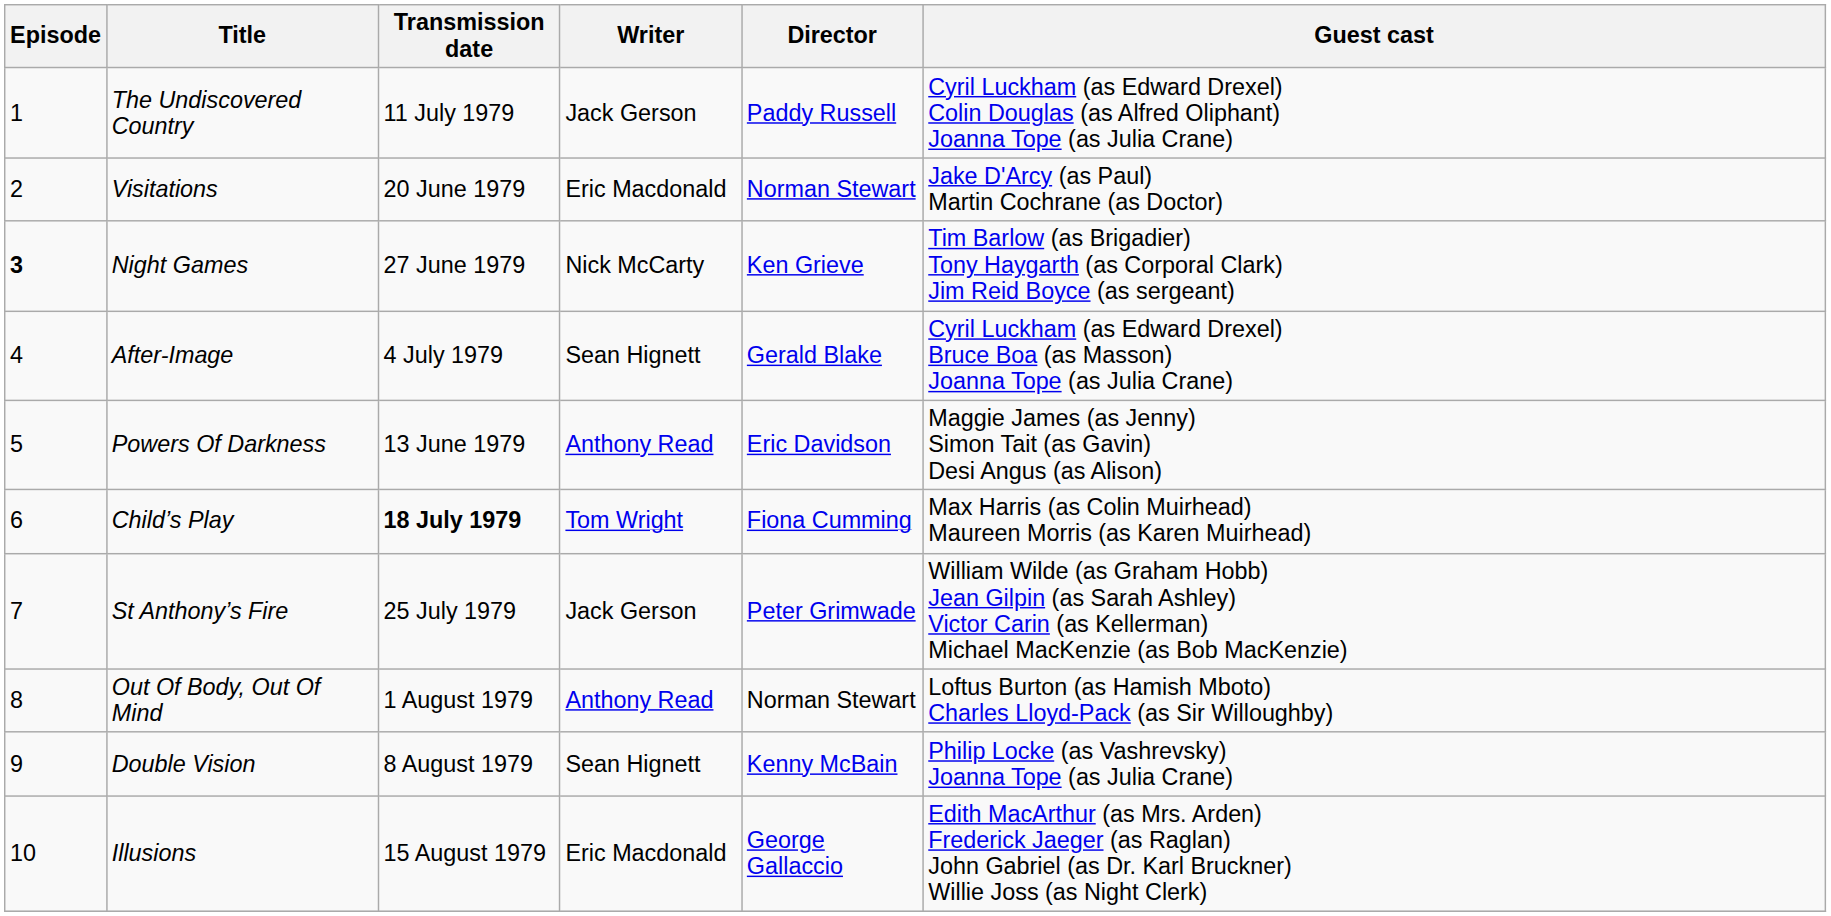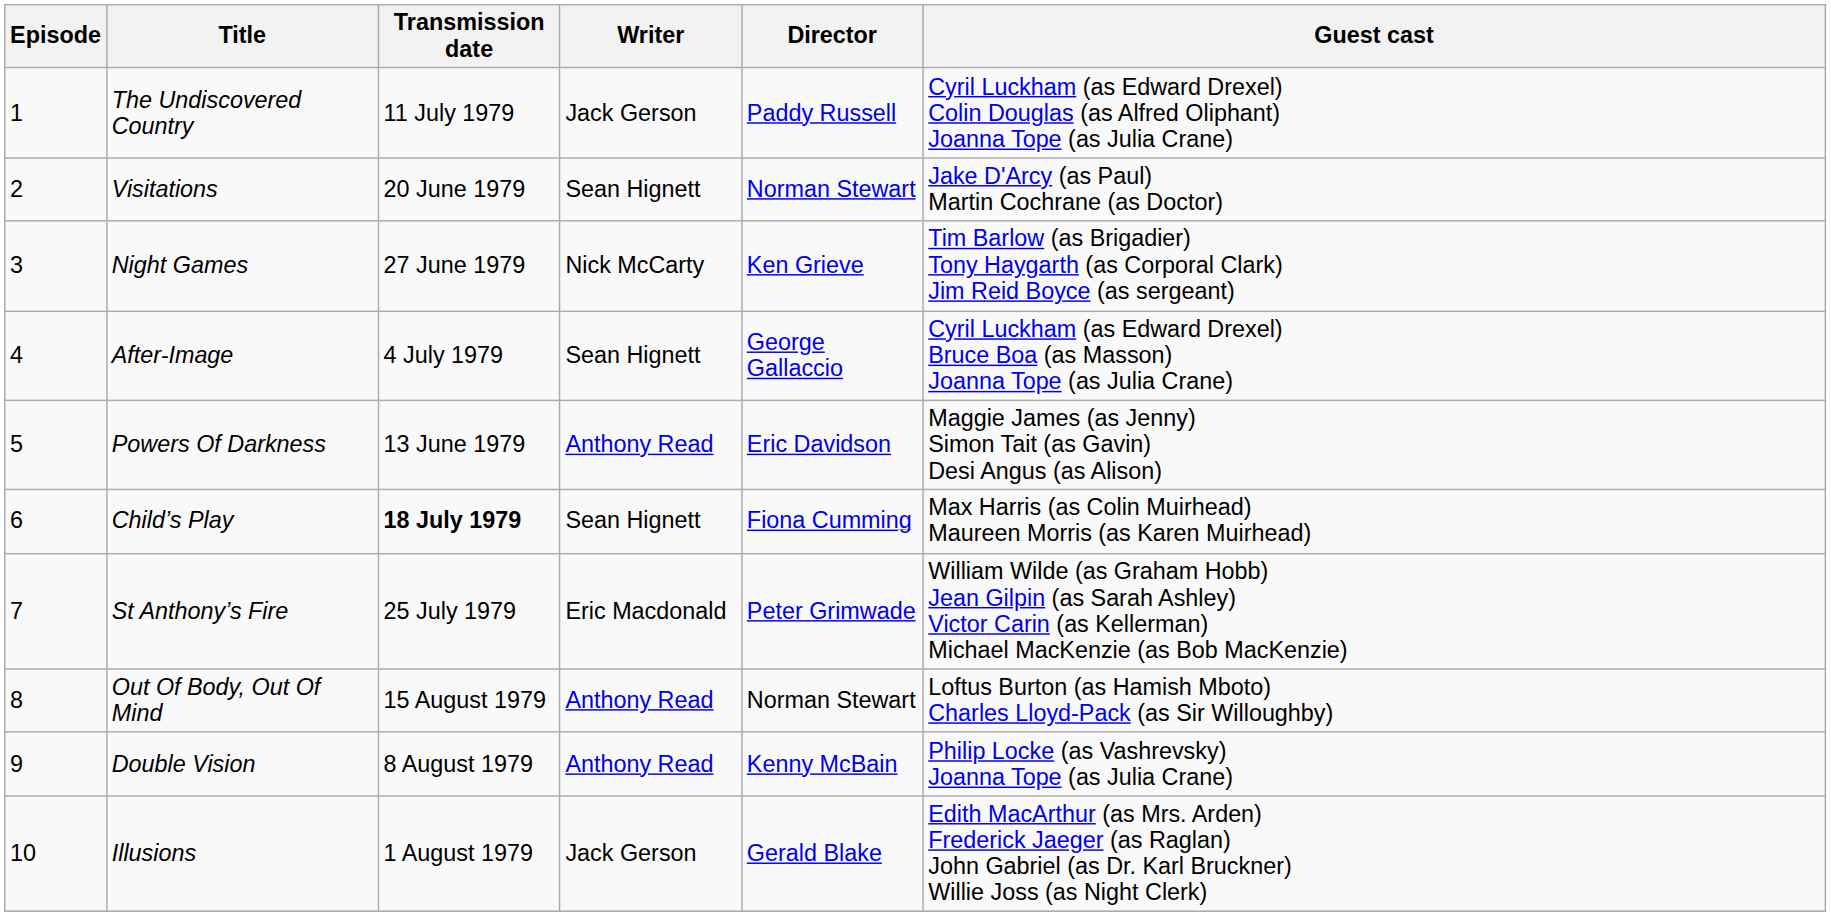(646, 189) Eric Macdonald -> (633, 189) Sean Hignett
(17, 265) bold -> (17, 265) normal
(814, 355) Gerald Blake -> (795, 355) George Gallaccio
(624, 521) Tom Wright -> (633, 521) Sean Hignett
(631, 610) Jack Gerson -> (646, 610) Eric Macdonald
(458, 700) 1 August 1979 -> (465, 700) 15 August 1979
(633, 763) Sean Hignett -> (639, 763) Anthony Read
(465, 853) 15 August 1979 -> (458, 853) 1 August 1979
(646, 853) Eric Macdonald -> (631, 853) Jack Gerson
(795, 853) George Gallaccio -> (814, 853) Gerald Blake
